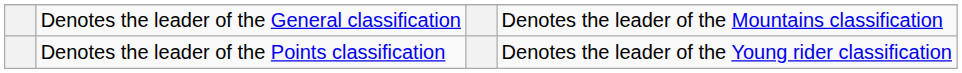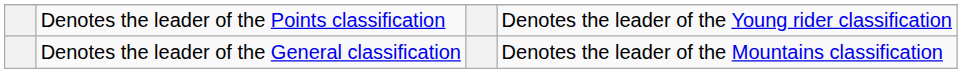rows swapped: (251, 20) <-> (243, 52)
